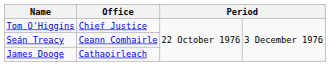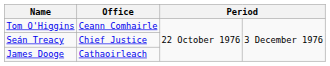(113, 26) Chief Justice -> (118, 26) Ceann Comhairle
(118, 40) Ceann Comhairle -> (113, 40) Chief Justice
